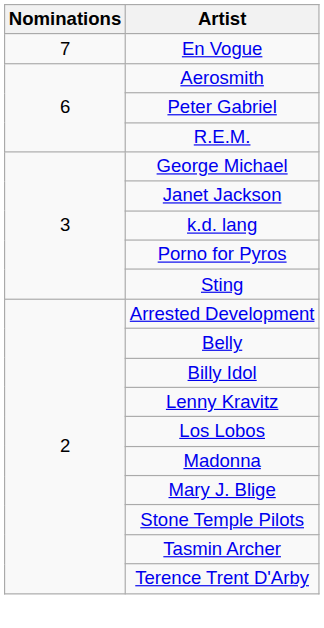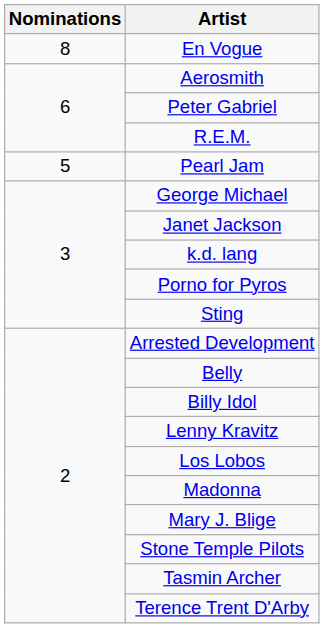(65, 48) 7 -> (65, 48) 8
+ row: (222, 166)
